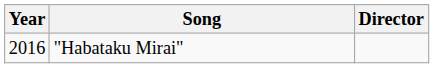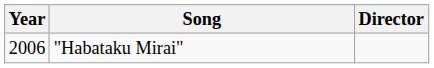(27, 47) 2016 -> (27, 47) 2006
